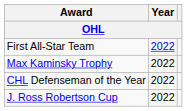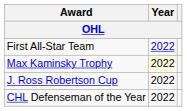(163, 64) no background -> (163, 64) lightyellow background
rows swapped: (62, 98) <-> (76, 81)
